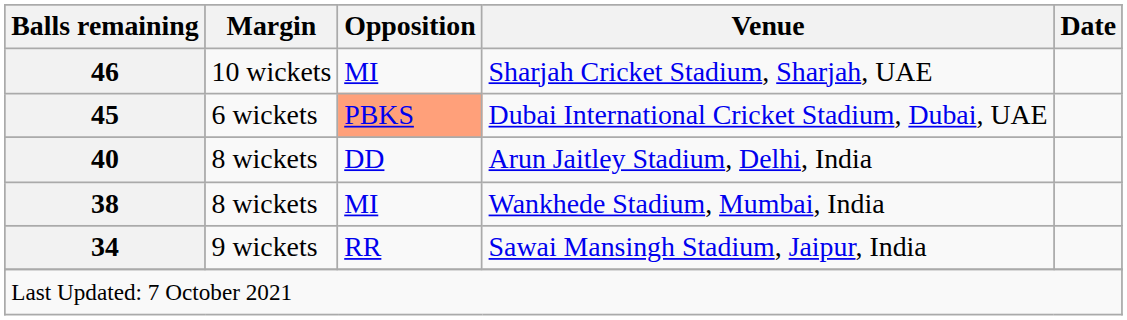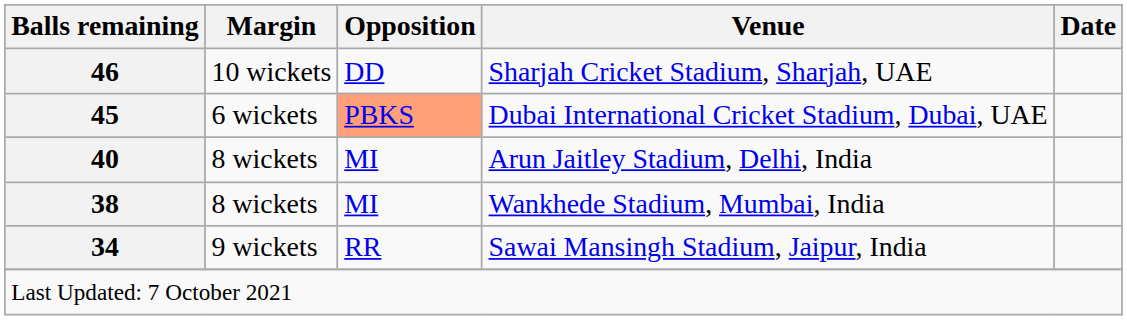(361, 70) MI -> (364, 70) DD
(364, 159) DD -> (361, 159) MI
